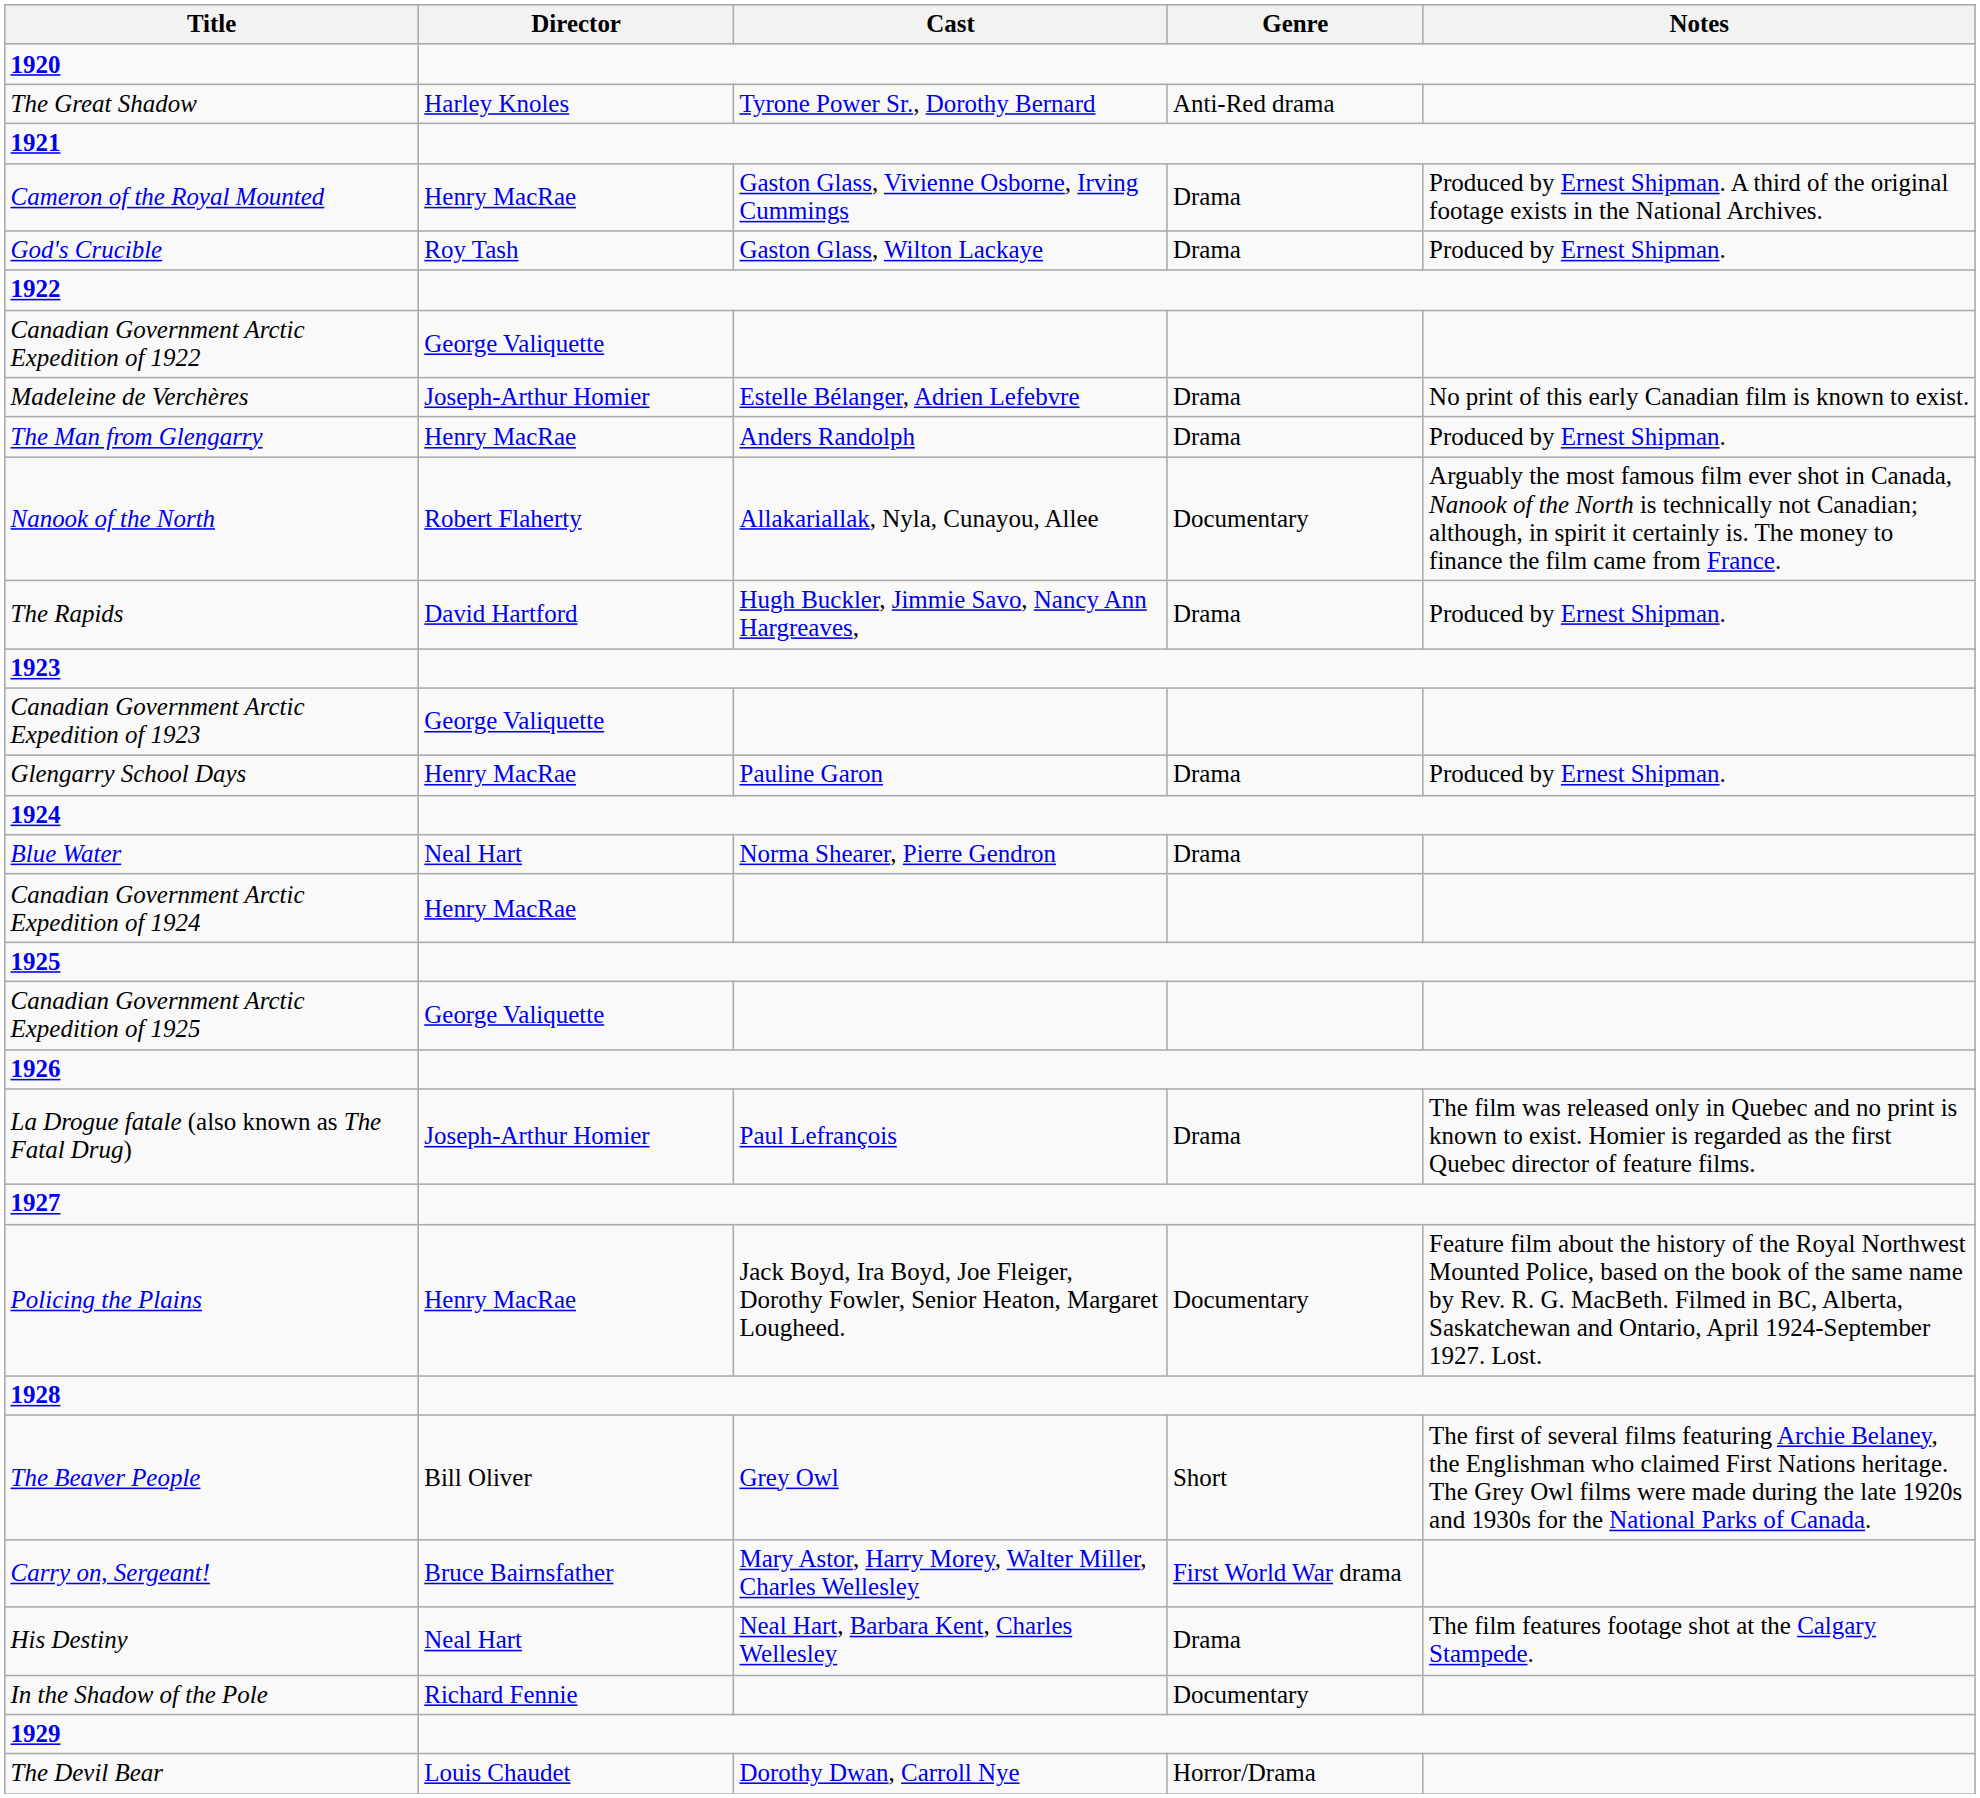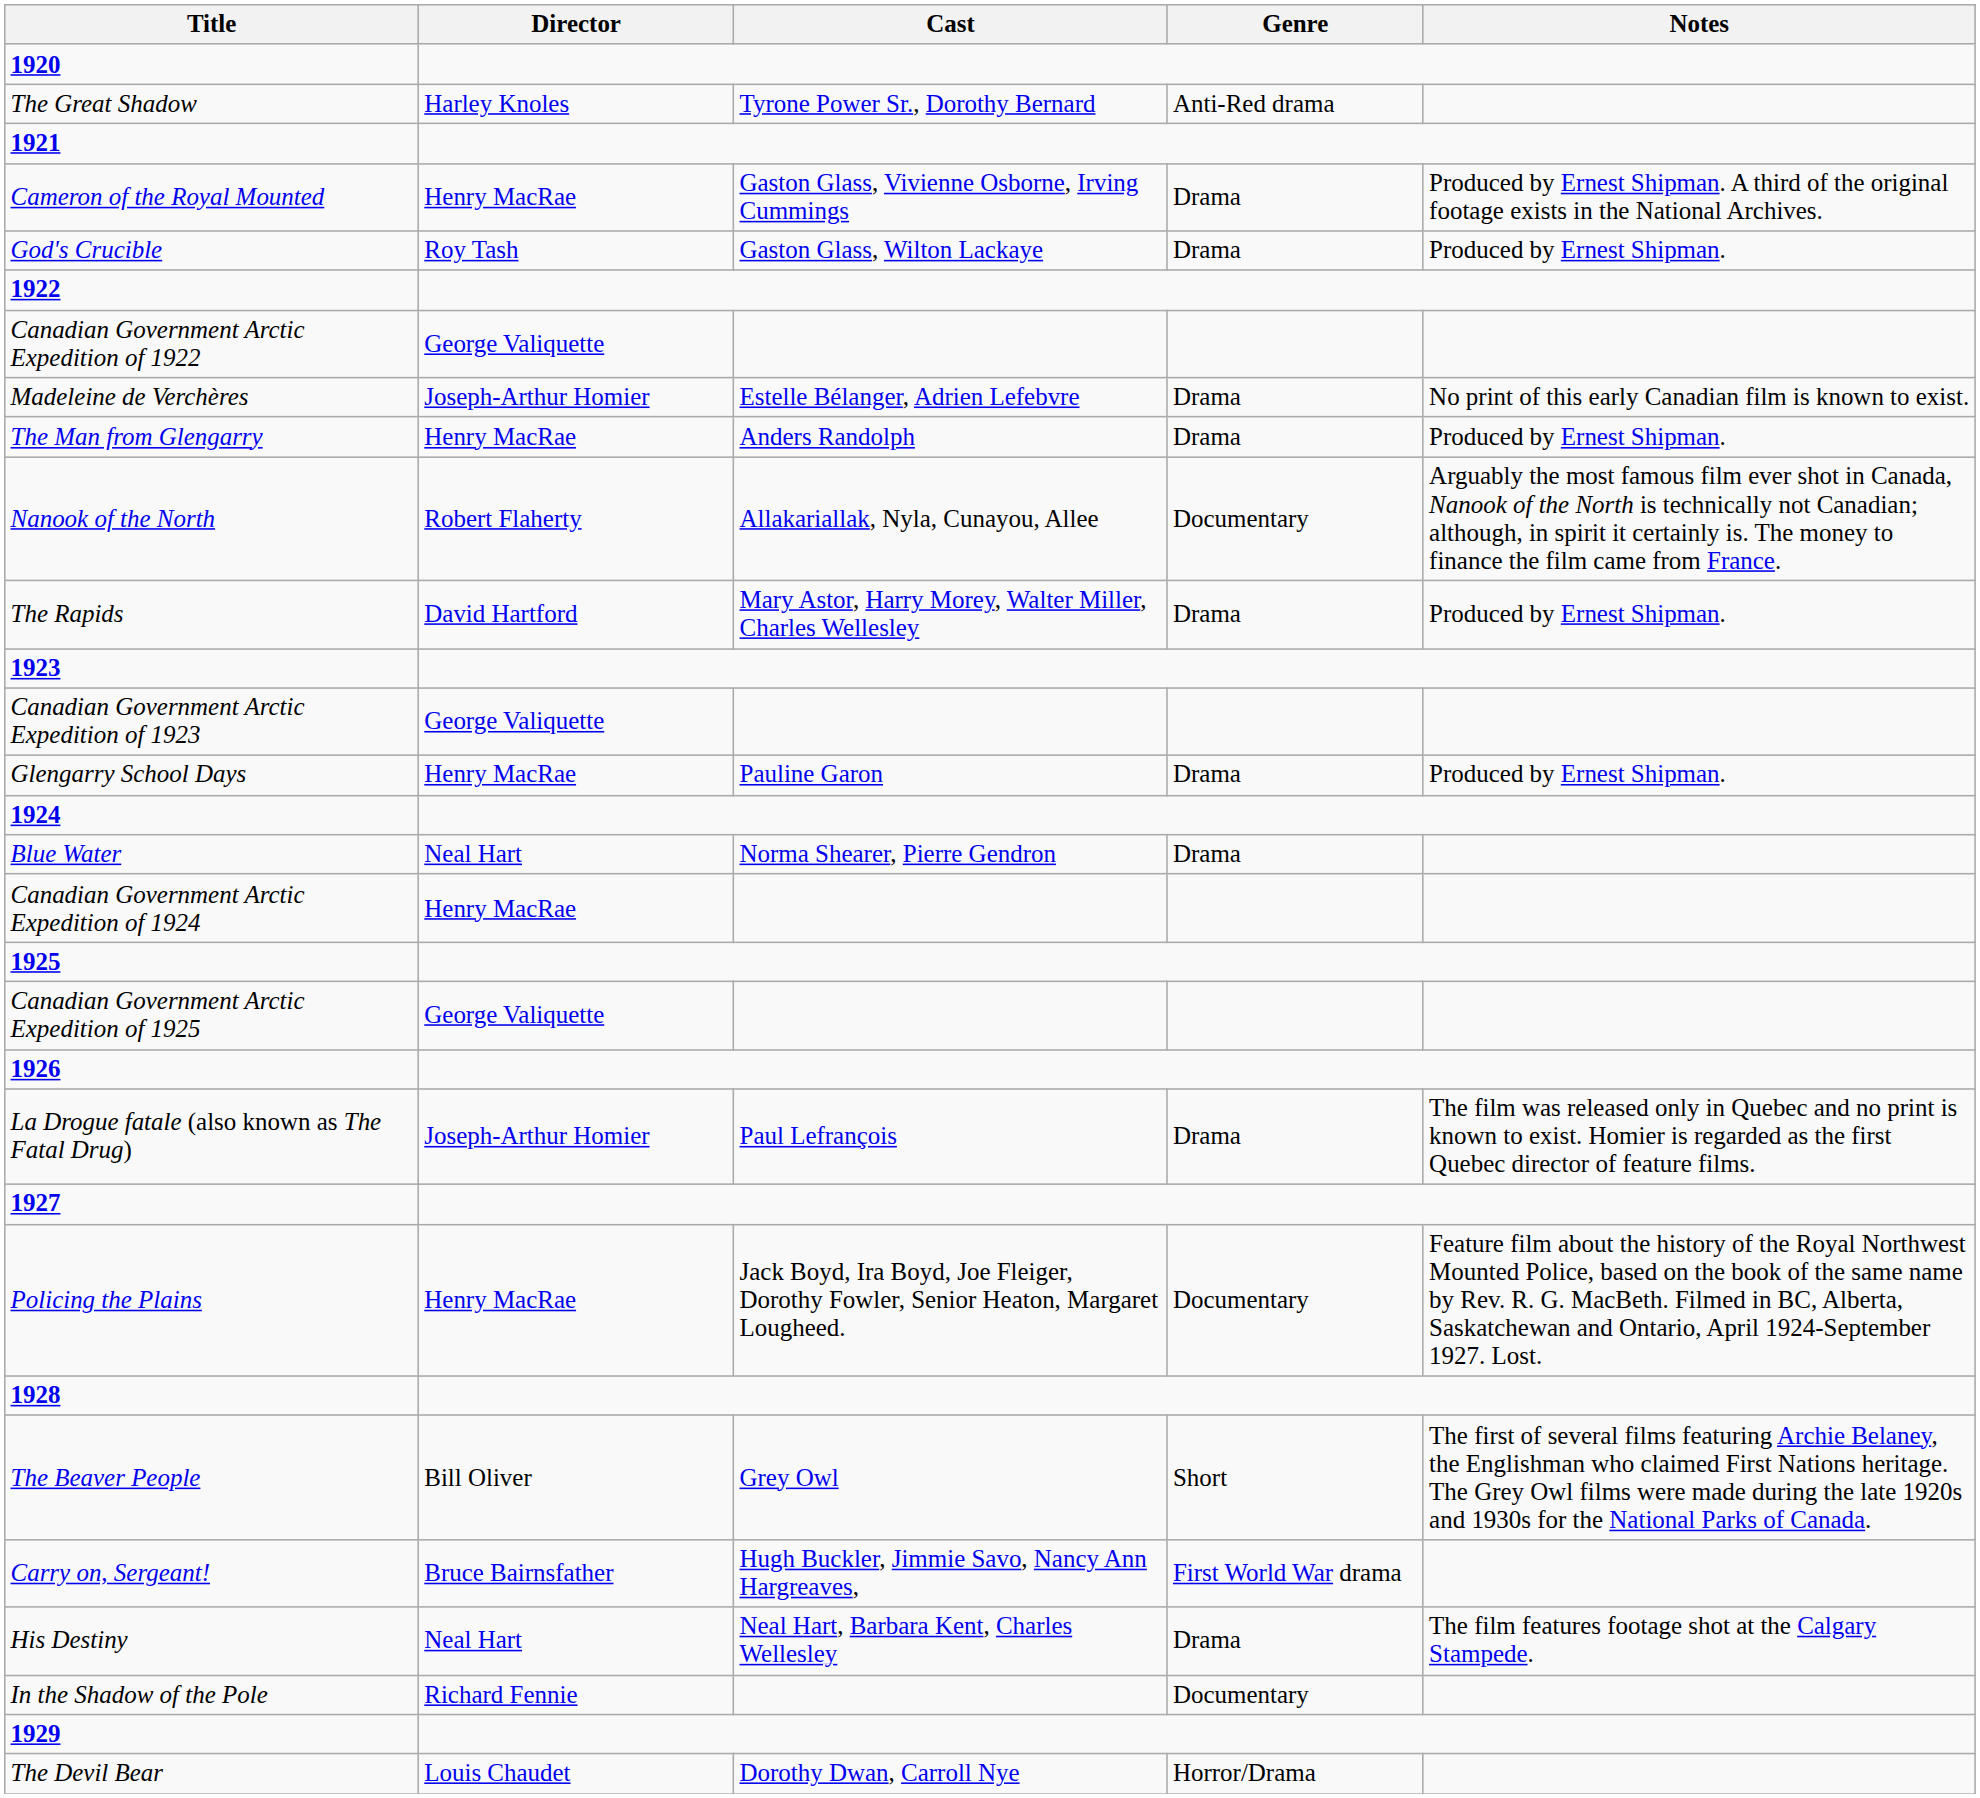(943, 614) Hugh Buckler, Jimmie Savo, Nancy Ann Hargreaves, -> (943, 614) Mary Astor, Harry Morey, Walter Miller, Charles Wellesley
(943, 1572) Mary Astor, Harry Morey, Walter Miller, Charles Wellesley -> (943, 1572) Hugh Buckler, Jimmie Savo, Nancy Ann Hargreaves,
